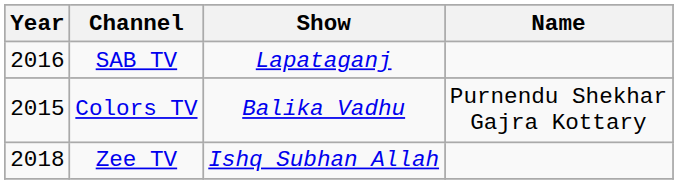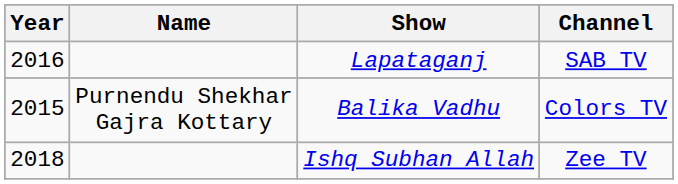columns swapped: (558, 23) <-> (136, 23)
